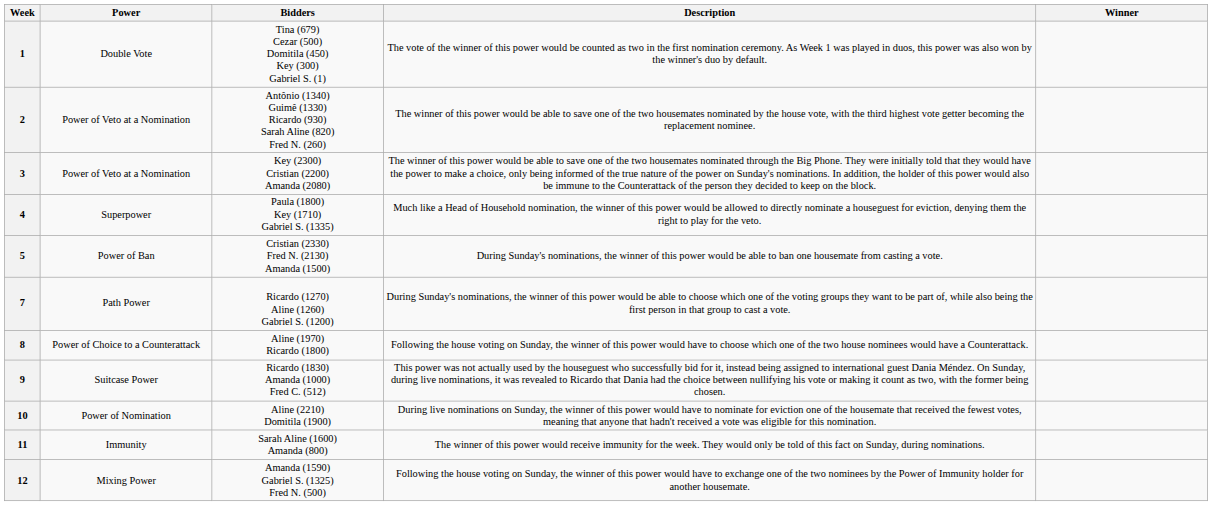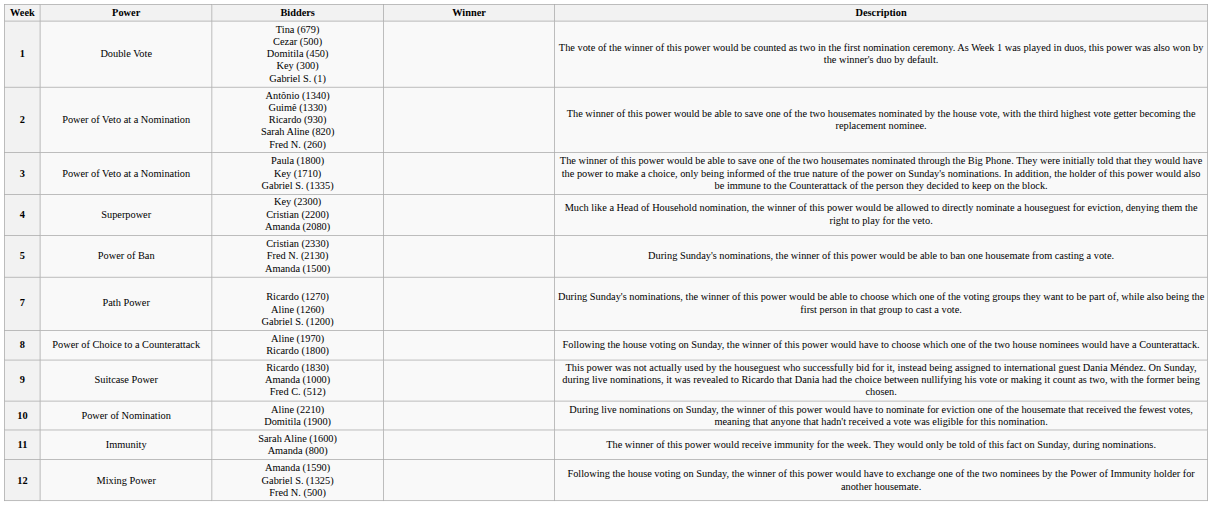columns swapped: (1122, 12) <-> (710, 12)
(298, 173) Key (2300) Cristian (2200) Amanda (2080) -> (298, 173) Paula (1800) Key (1710) Gabriel S. (1335)
(298, 214) Paula (1800) Key (1710) Gabriel S. (1335) -> (298, 214) Key (2300) Cristian (2200) Amanda (2080)
